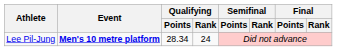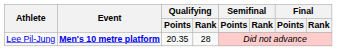(177, 39) 28.34 -> (177, 39) 20.35
(206, 39) 24 -> (206, 39) 28
